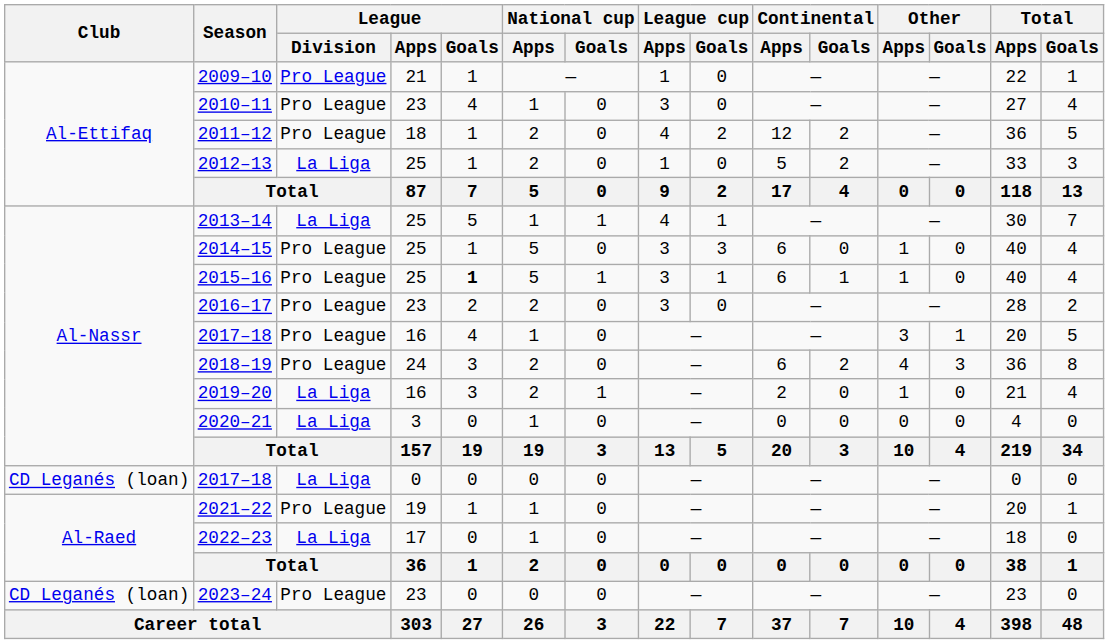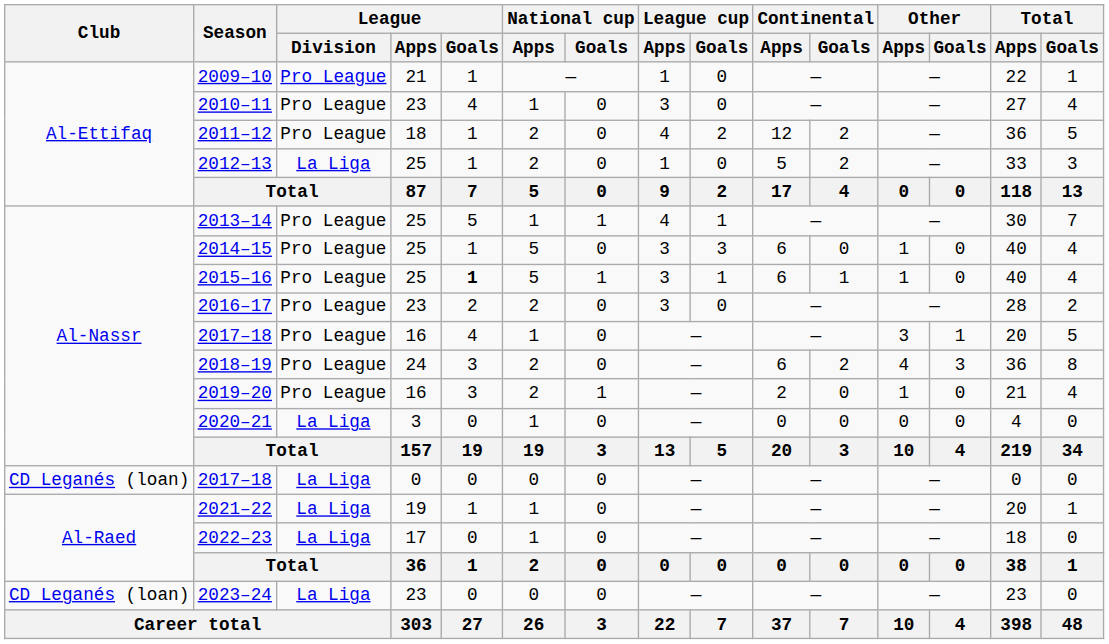(333, 221) La Liga -> (333, 221) Pro League
(333, 394) La Liga -> (333, 394) Pro League
(333, 509) Pro League -> (333, 509) La Liga
(333, 595) Pro League -> (333, 595) La Liga
